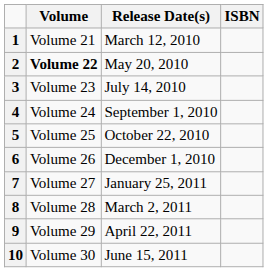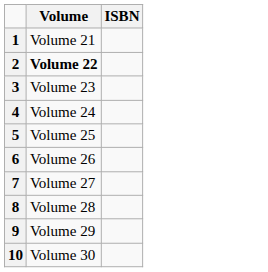- column: (161, 16)
